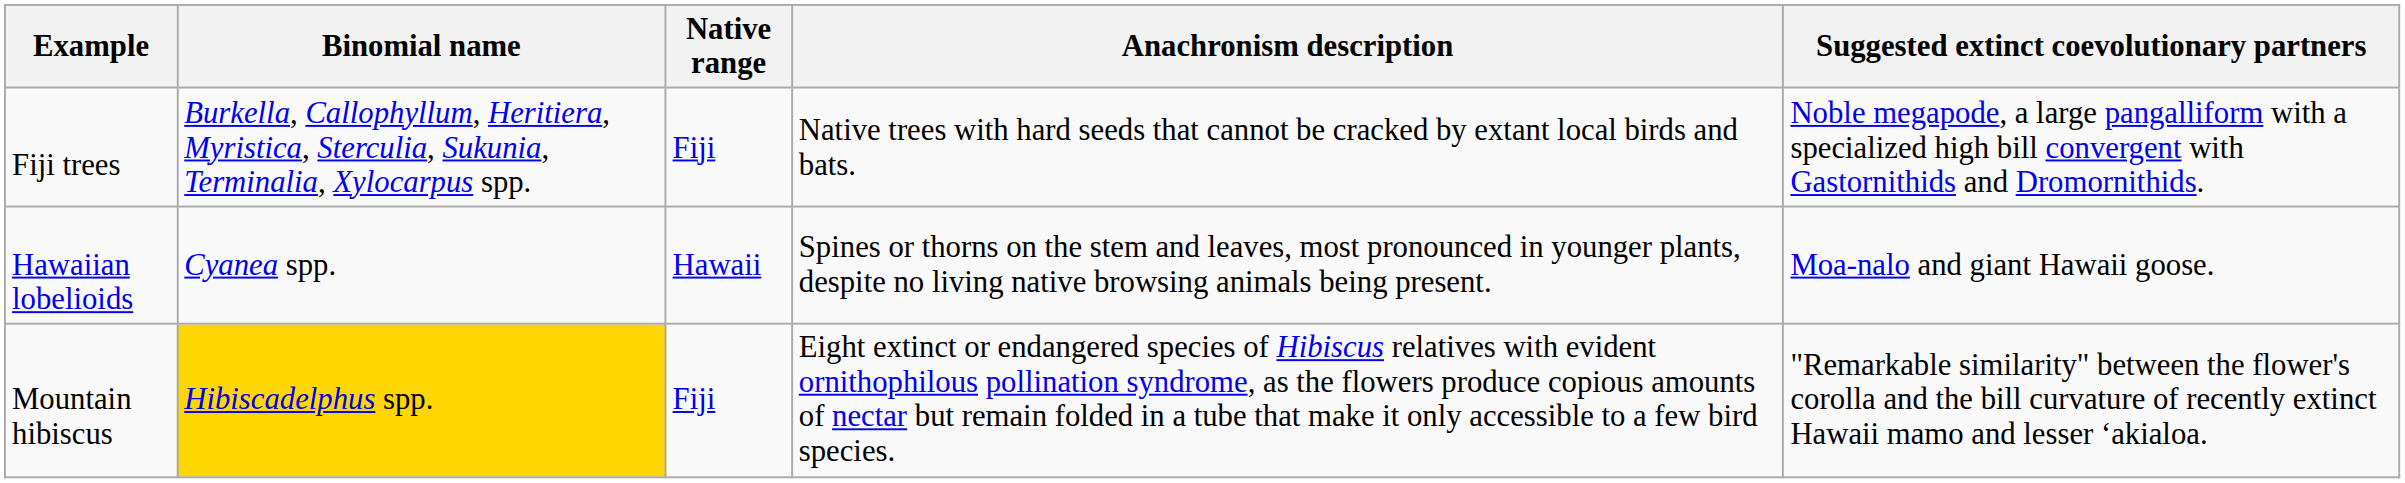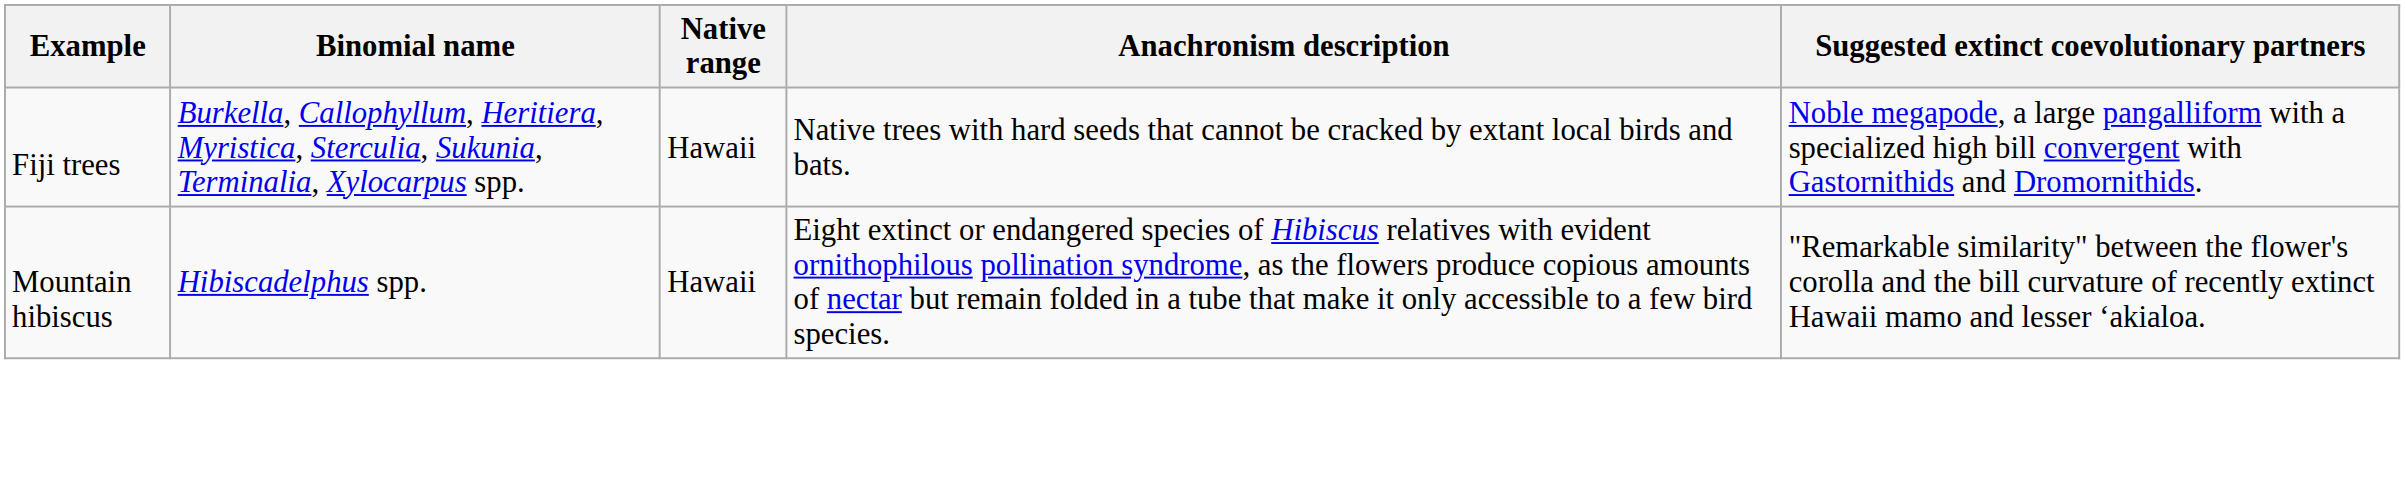(694, 146) Fiji -> (712, 146) Hawaii
- row: (73, 281)
(309, 399) gold background -> (302, 281) no background
(694, 399) Fiji -> (712, 281) Hawaii
